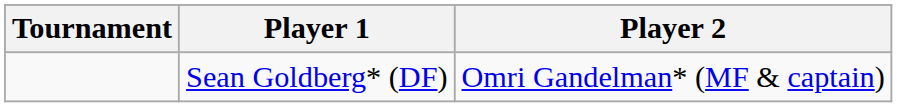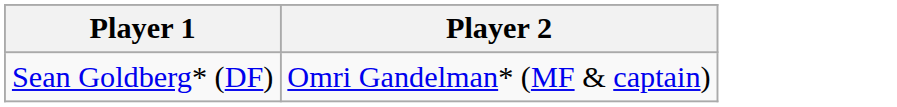- column: (92, 28)
